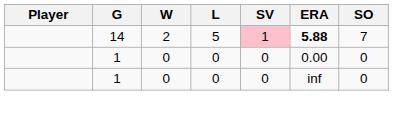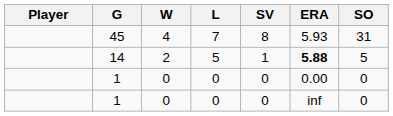+ row: (117, 36)
(265, 36) pink background -> (265, 57) no background
(364, 36) 7 -> (364, 57) 5
